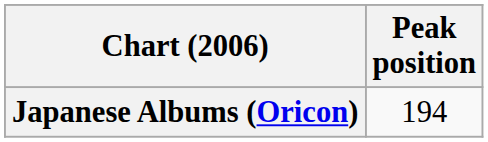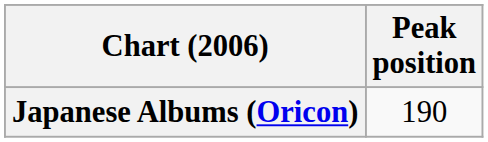(424, 111) 194 -> (424, 111) 190
